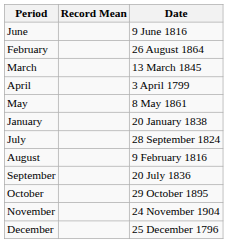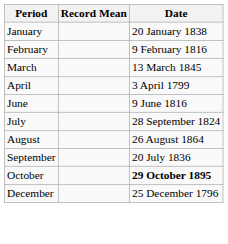rows swapped: (25, 121) <-> (17, 31)
(168, 49) 26 August 1864 -> (170, 49) 9 February 1816
- row: (17, 103)
(170, 157) 9 February 1816 -> (168, 139) 26 August 1864
(170, 193) normal -> (172, 175) bold
- row: (31, 211)
